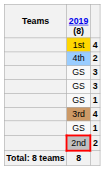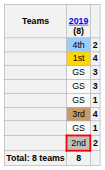rows swapped: (79, 45) <-> (79, 59)
